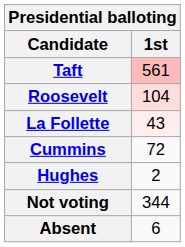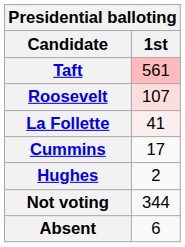(156, 96) 104 -> (156, 96) 107
(156, 123) 43 -> (156, 123) 41
(156, 149) 72 -> (156, 149) 17
